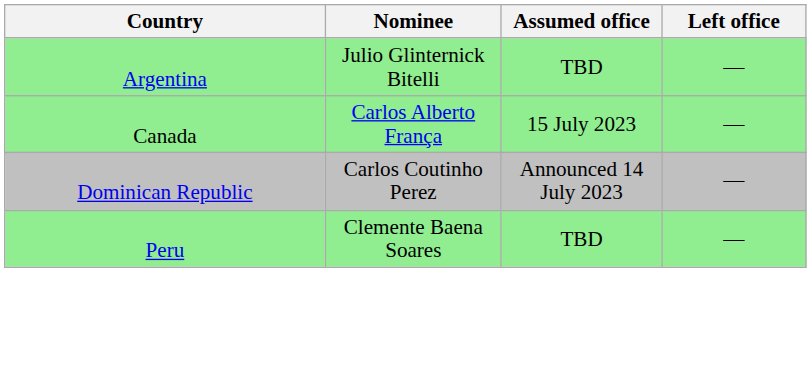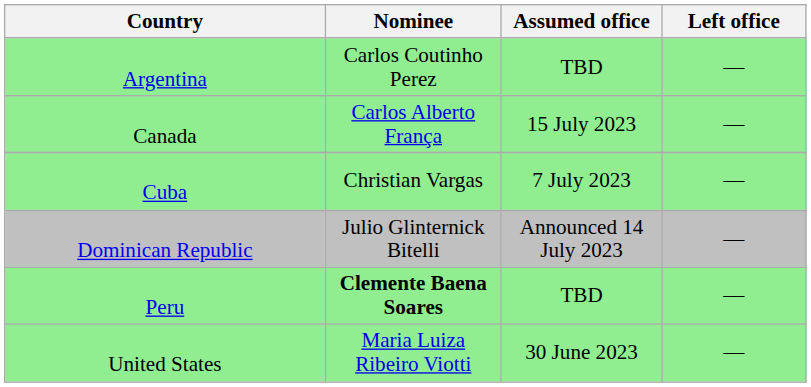(413, 66) Julio Glinternick Bitelli -> (413, 66) Carlos Coutinho Perez
+ row: (165, 193)
(413, 181) Carlos Coutinho Perez -> (413, 238) Julio Glinternick Bitelli
(413, 238) normal -> (413, 295) bold
+ row: (165, 364)
